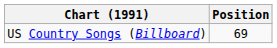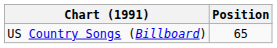(241, 33) 69 -> (241, 33) 65
